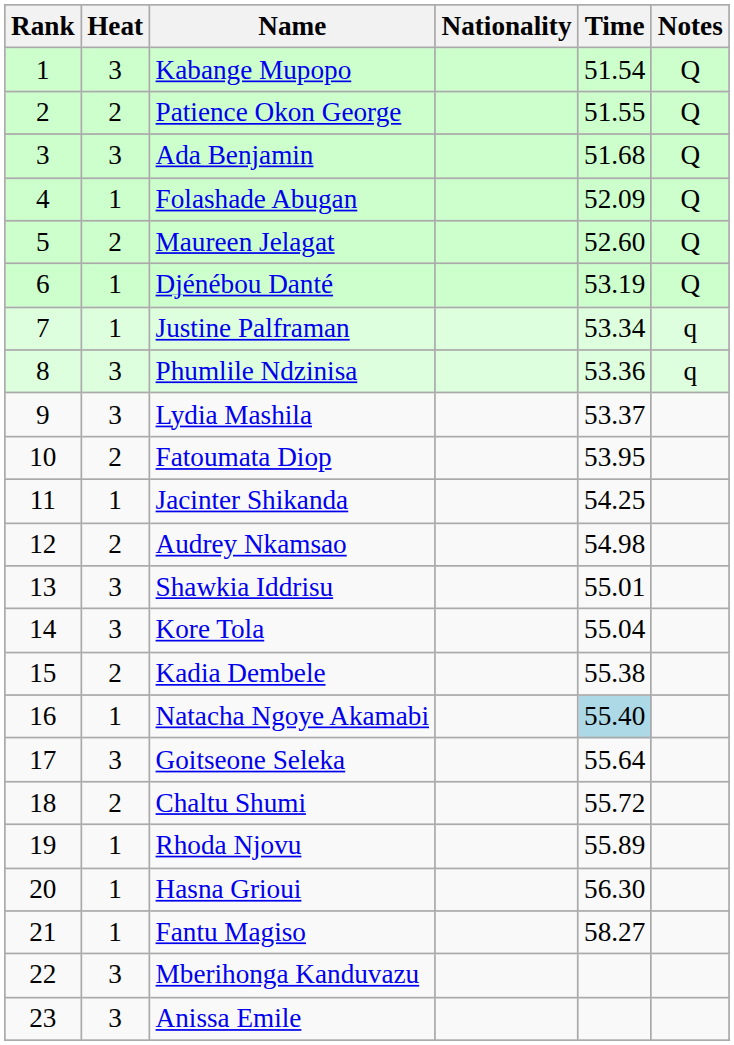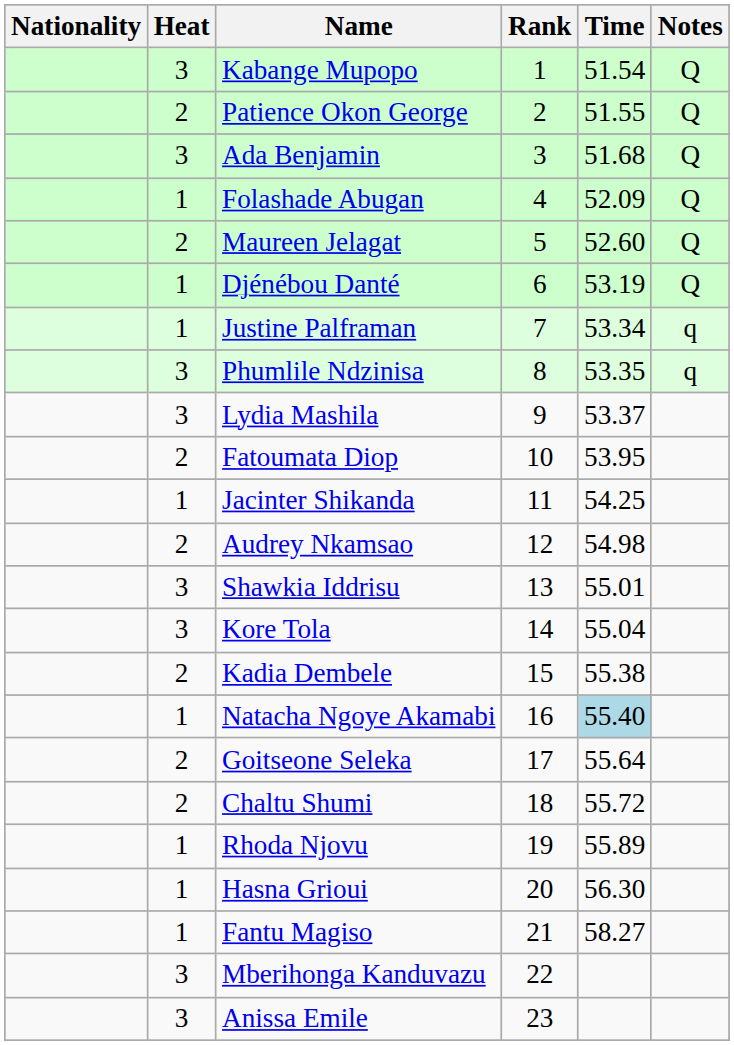columns swapped: (43, 26) <-> (507, 26)
(615, 371) 53.36 -> (615, 371) 53.35
(115, 759) 3 -> (182, 759) 2
